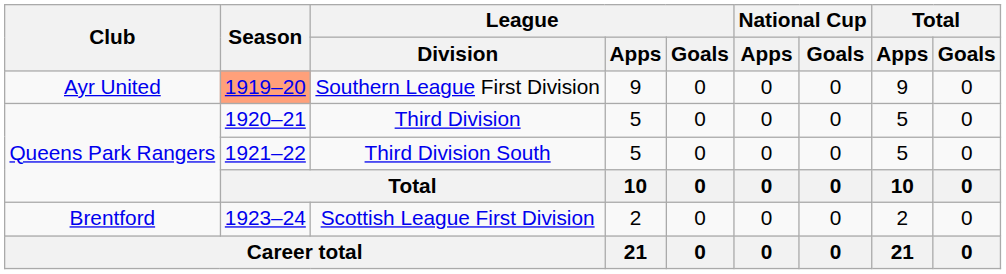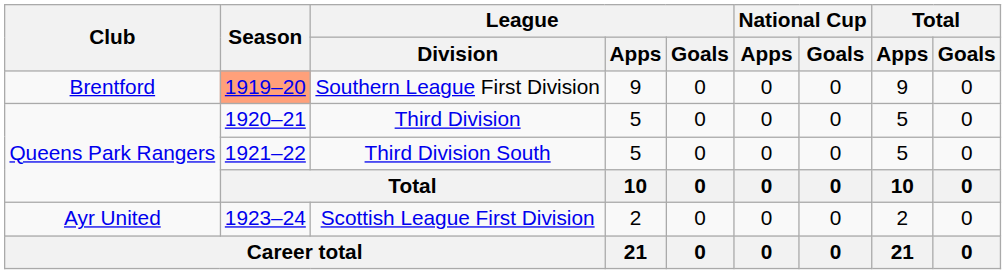(112, 86) Ayr United -> (112, 86) Brentford
(112, 218) Brentford -> (112, 218) Ayr United
